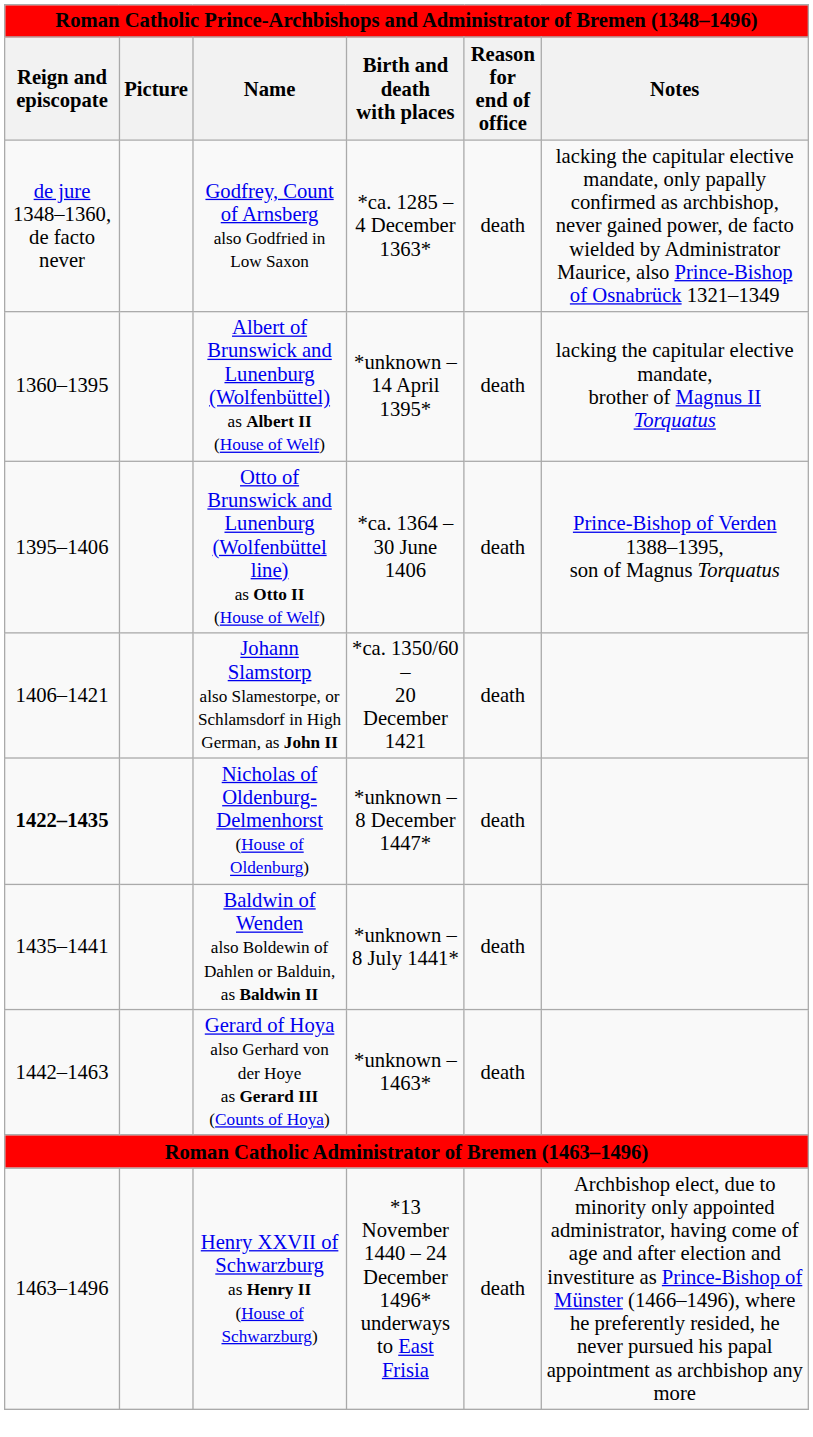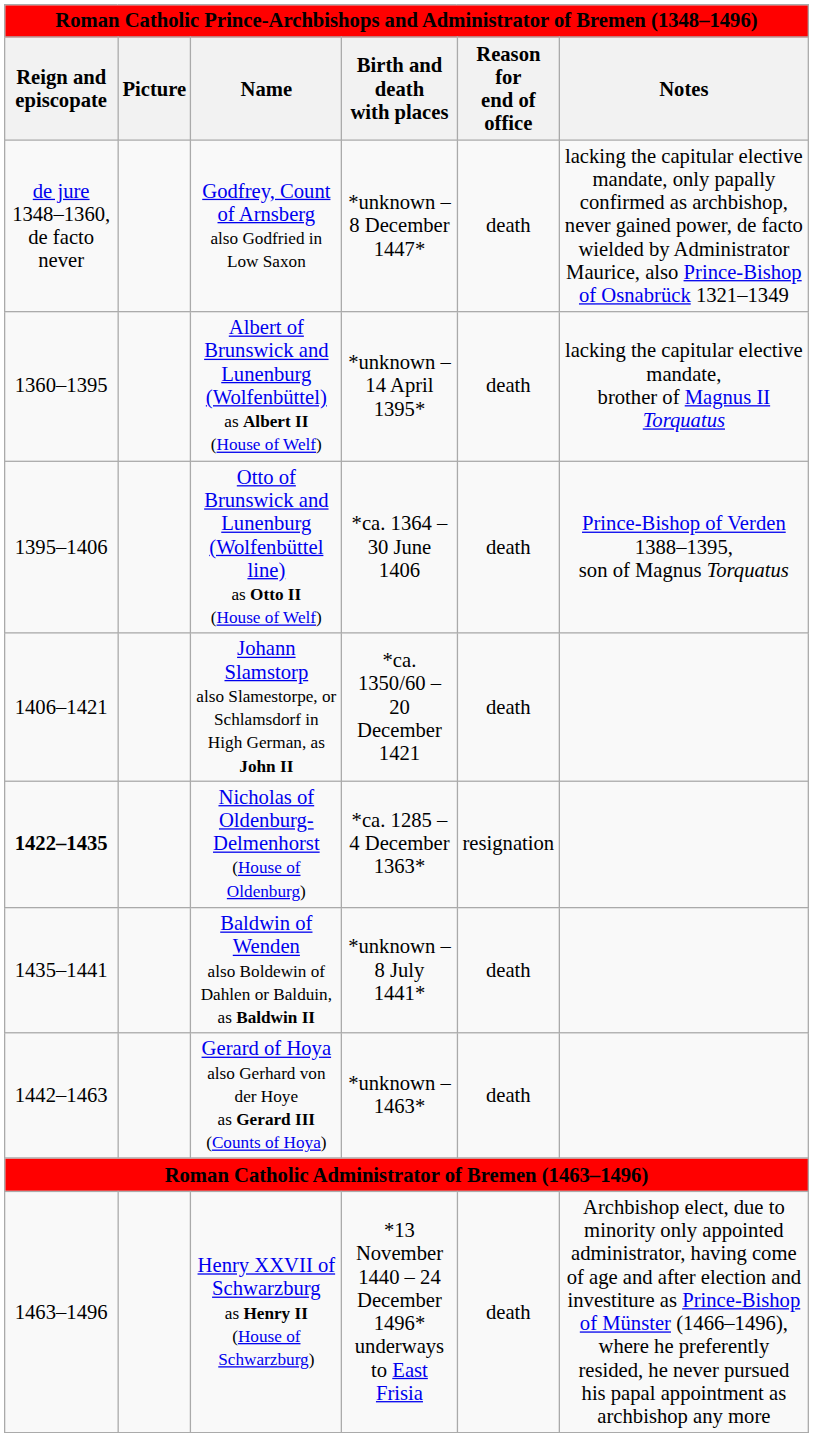(405, 225) *ca. 1285 – 4 December 1363* -> (399, 225) *unknown – 8 December 1447*
(405, 820) *unknown – 8 December 1447* -> (399, 844) *ca. 1285 – 4 December 1363*
(503, 820) death -> (508, 844) resignation
